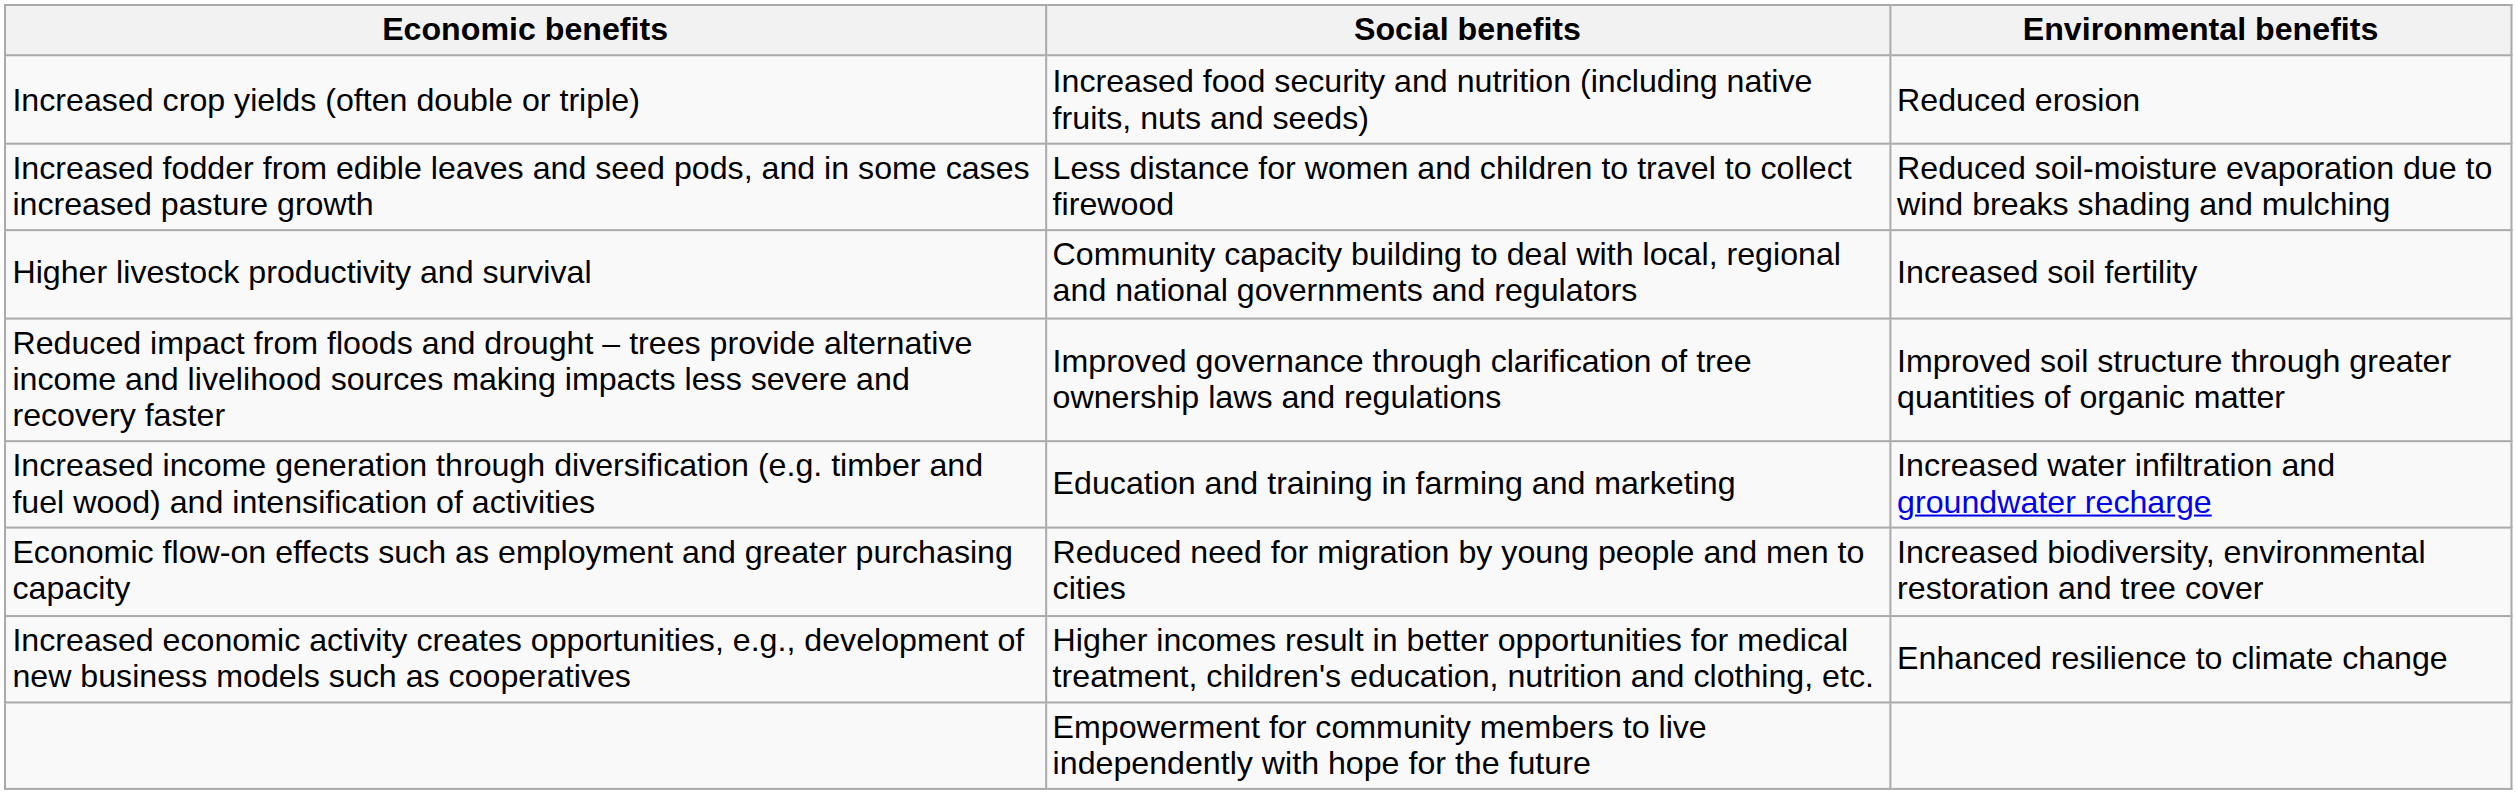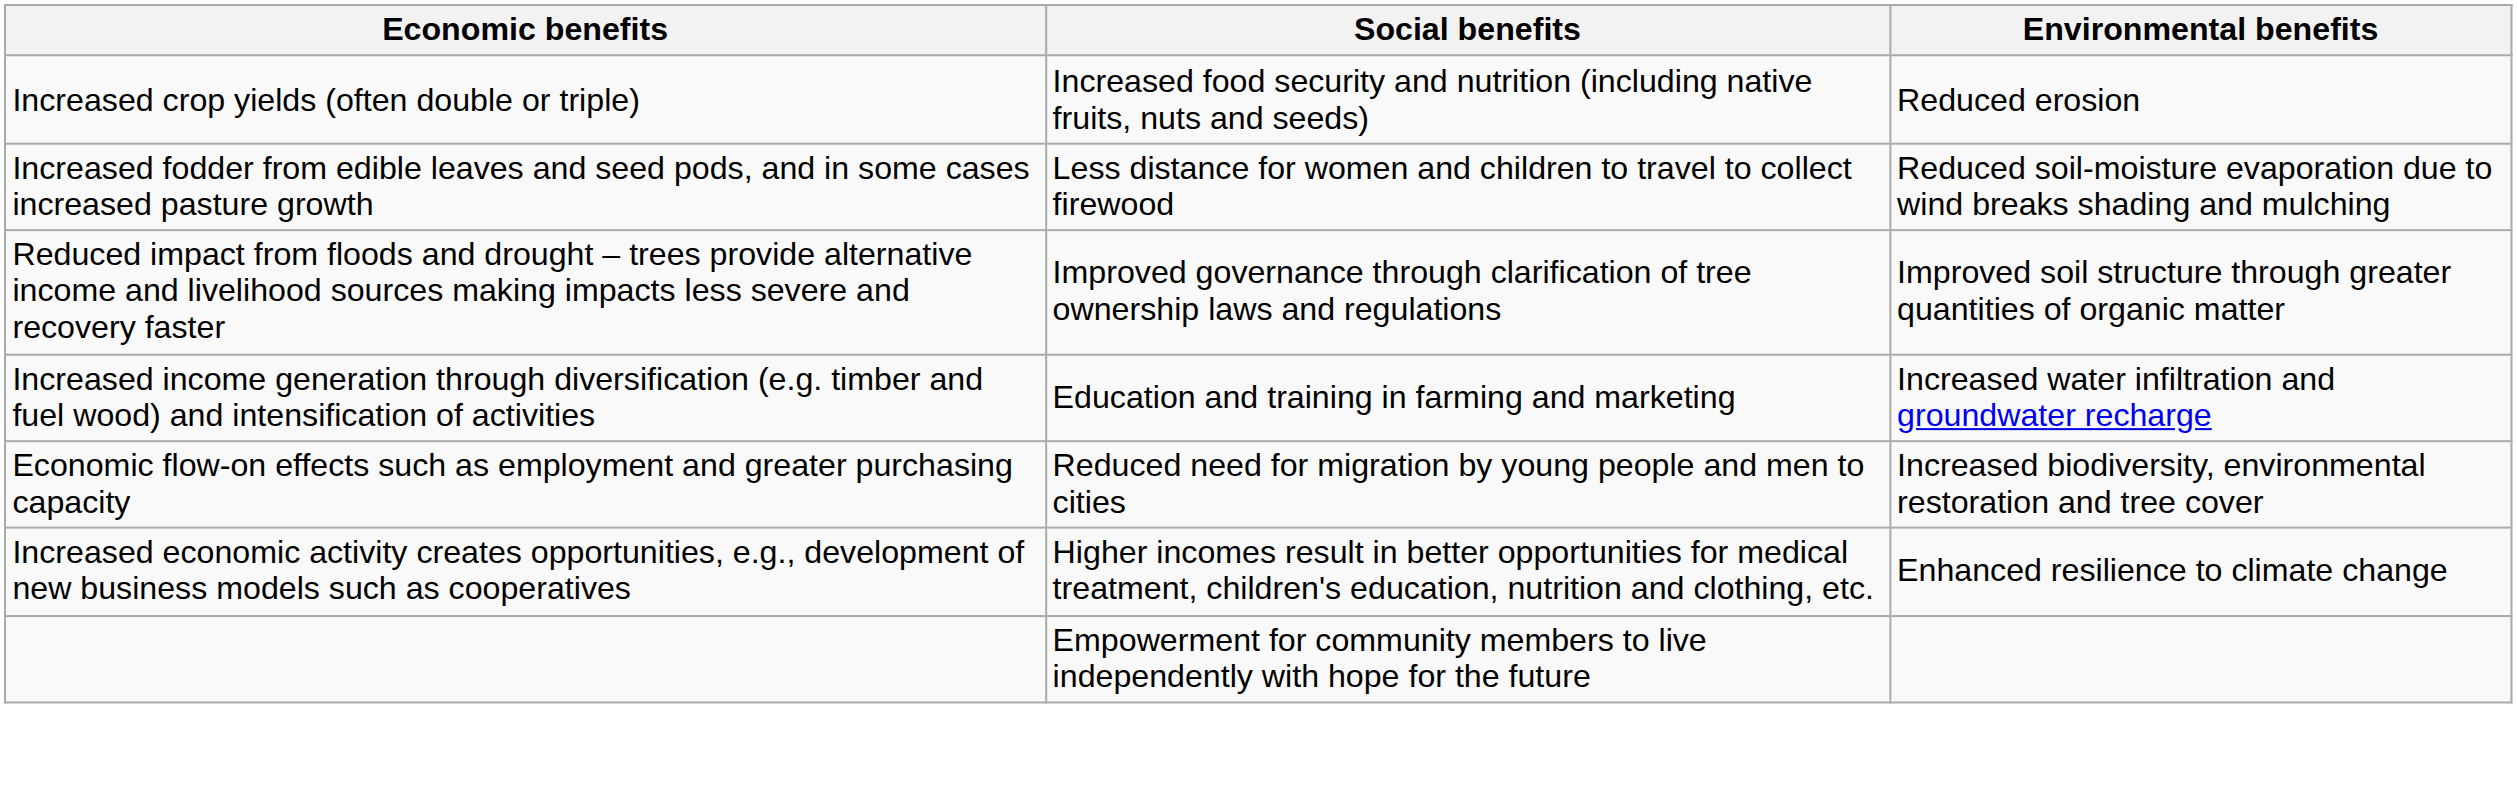- row: (302, 273)
